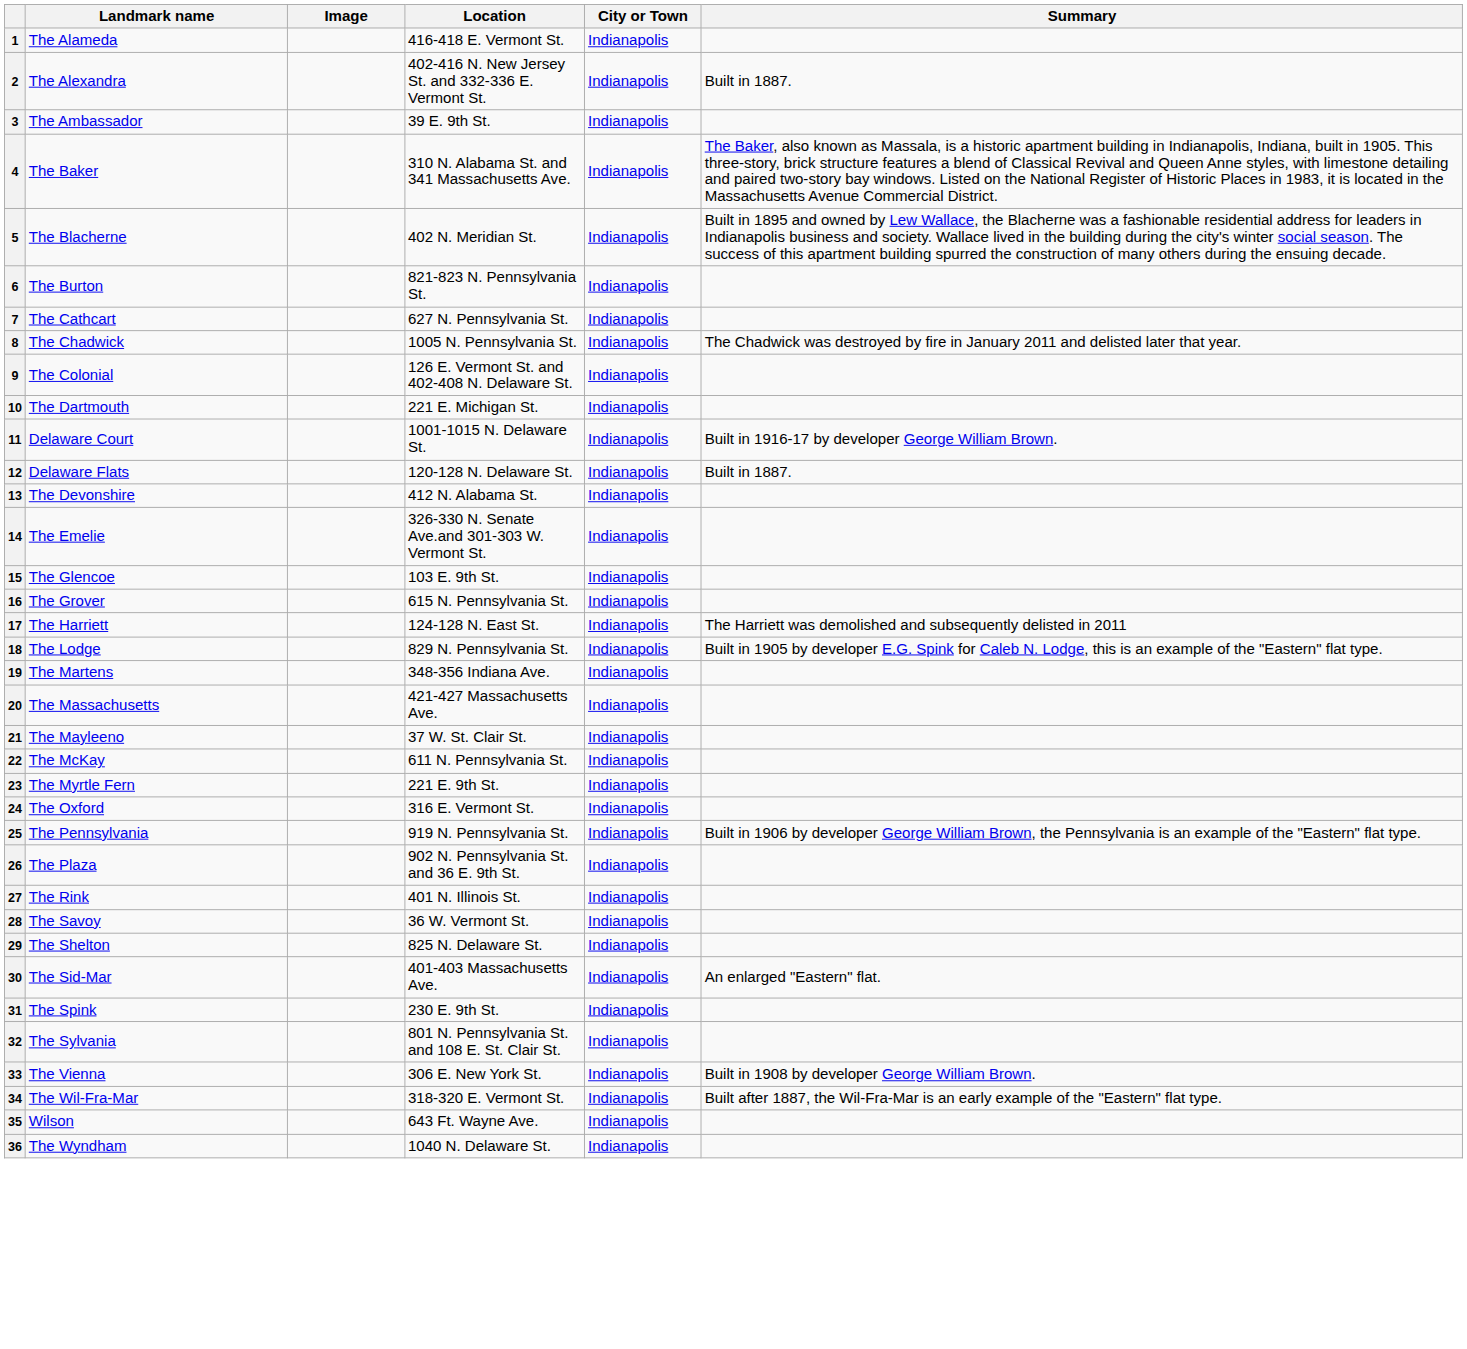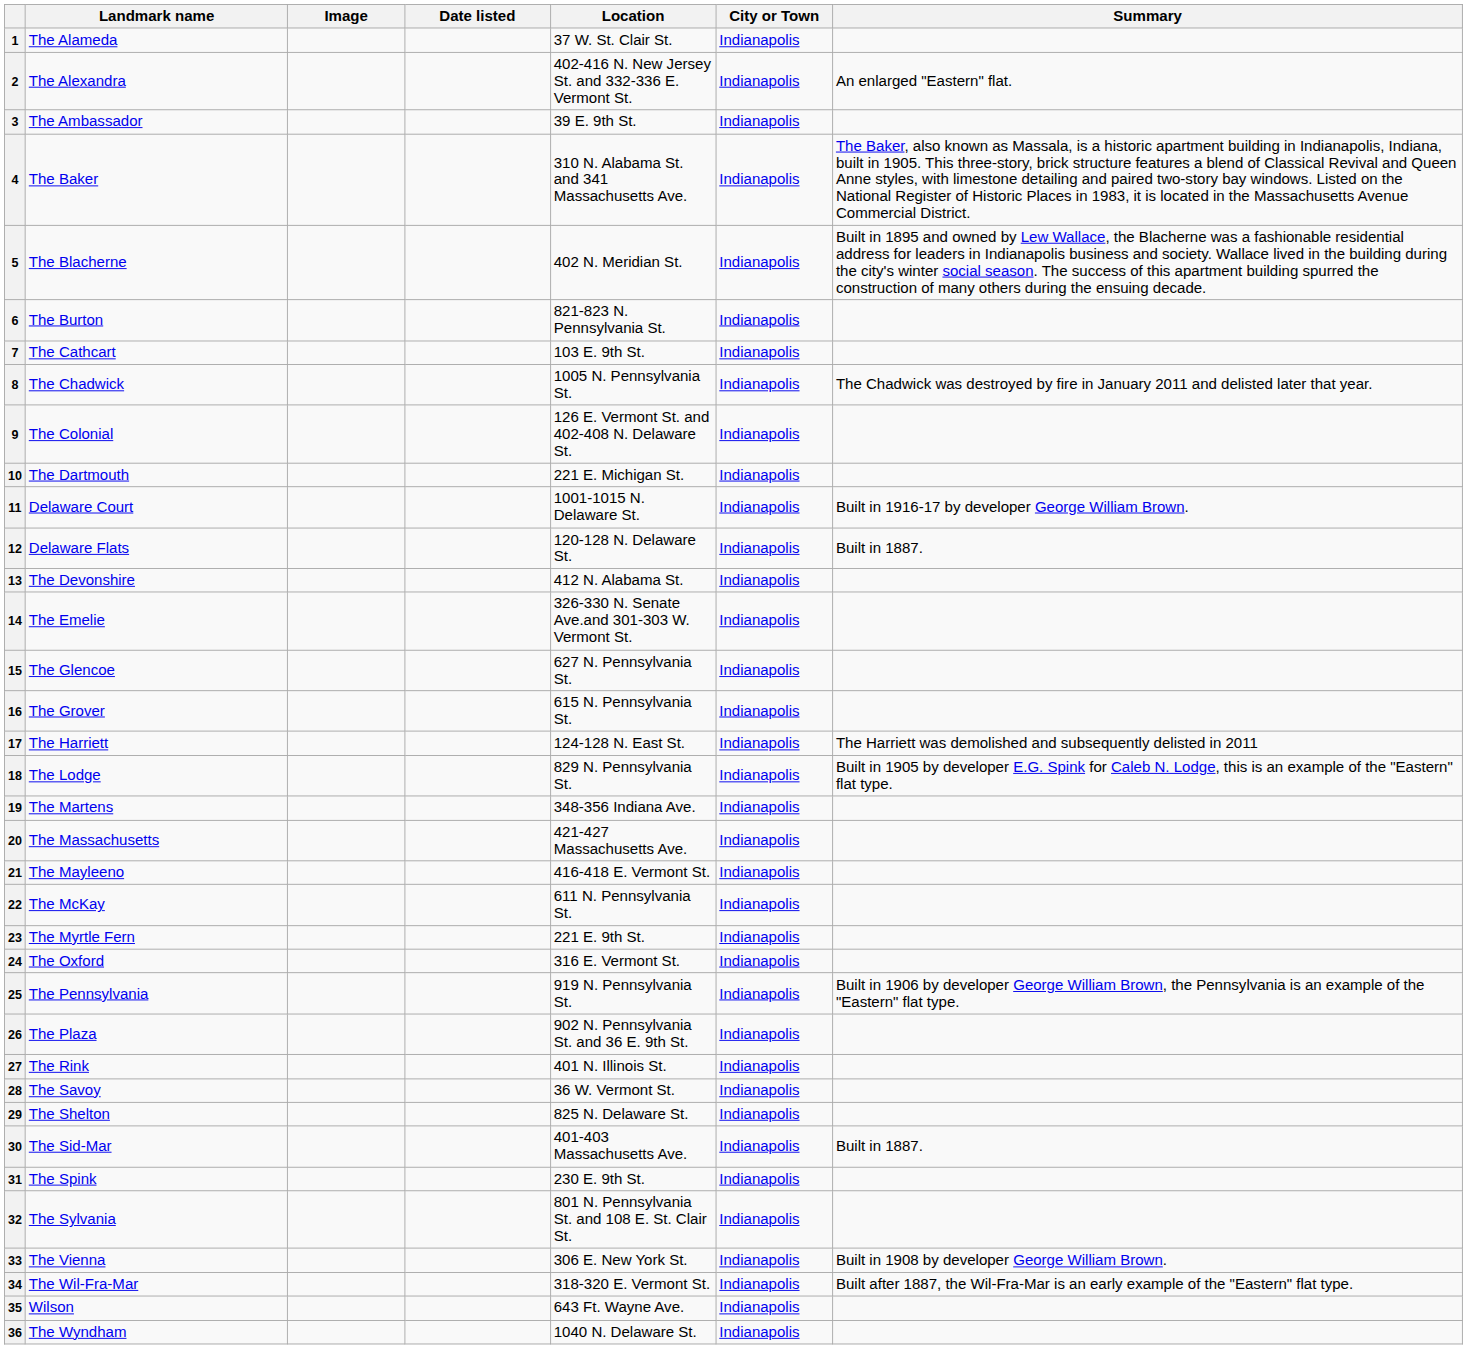+ column: (477, 16)
(486, 40) 416-418 E. Vermont St. -> (613, 40) 37 W. St. Clair St.
(748, 81) Built in 1887. -> (924, 81) An enlarged "Eastern" flat.
(488, 318) 627 N. Pennsylvania St. -> (599, 352) 103 E. 9th St.
(454, 577) 103 E. 9th St. -> (623, 670) 627 N. Pennsylvania St.
(467, 737) 37 W. St. Clair St. -> (632, 872) 416-418 E. Vermont St.
(793, 977) An enlarged "Eastern" flat. -> (879, 1146) Built in 1887.
